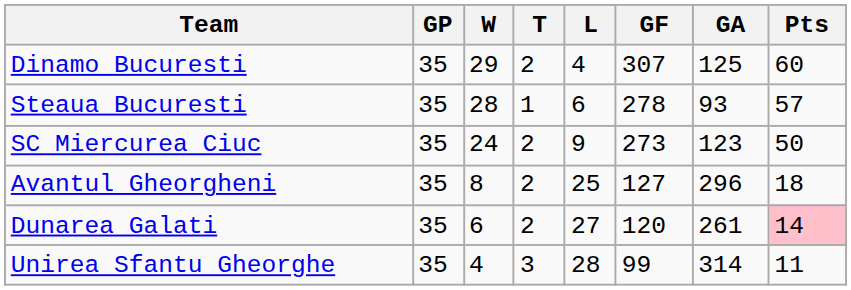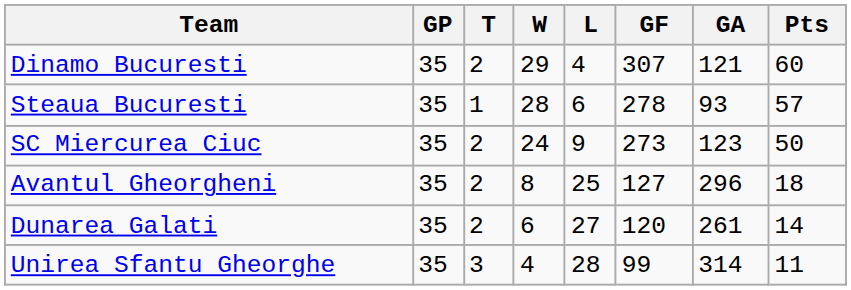columns swapped: (489, 25) <-> (540, 25)
(720, 65) 125 -> (720, 65) 121
(789, 225) pink background -> (789, 225) no background
